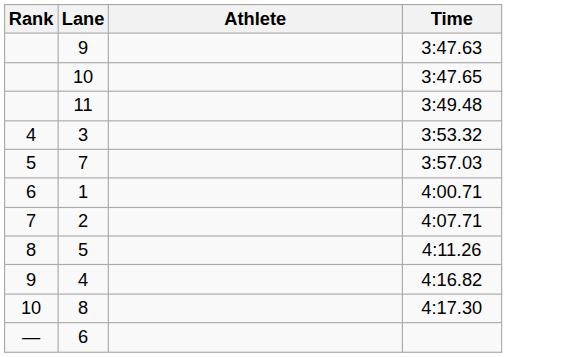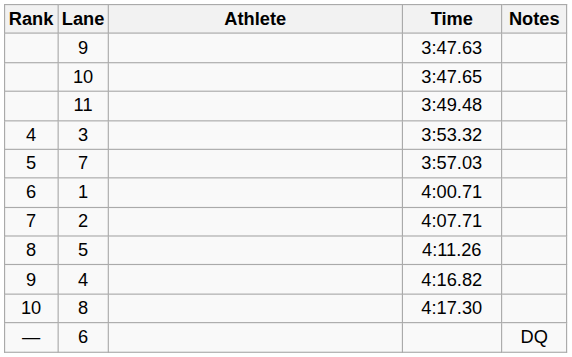+ column: (534, 18)
